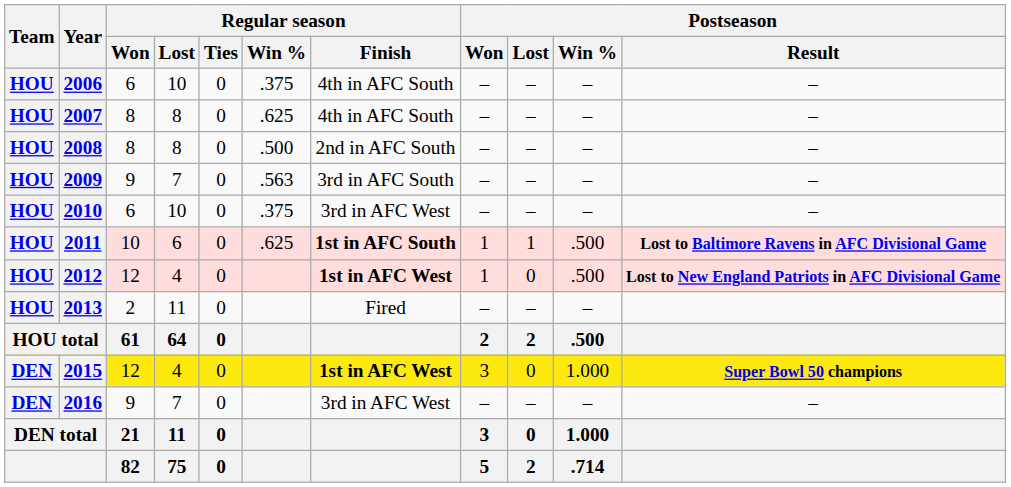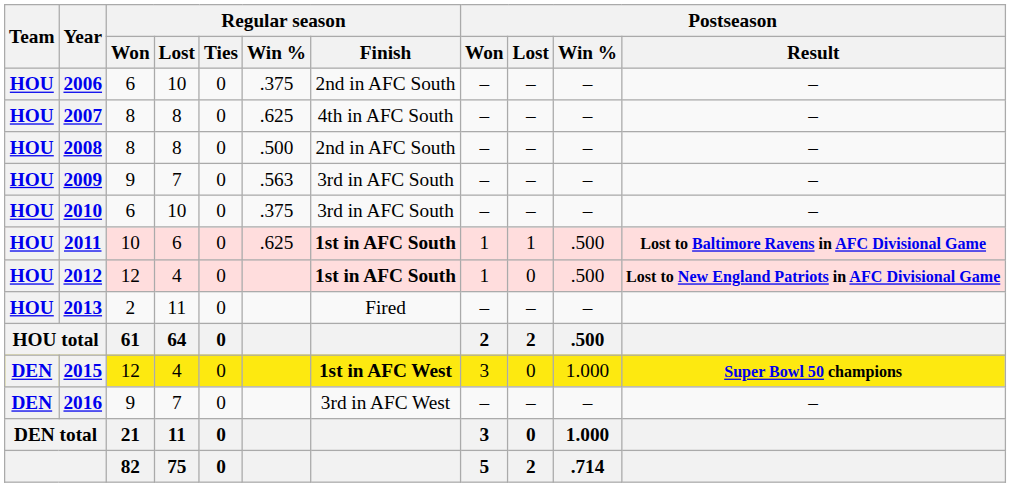(386, 84) 4th in AFC South -> (386, 84) 2nd in AFC South
(386, 211) 3rd in AFC West -> (386, 211) 3rd in AFC South
(386, 275) 1st in AFC West -> (386, 275) 1st in AFC South
